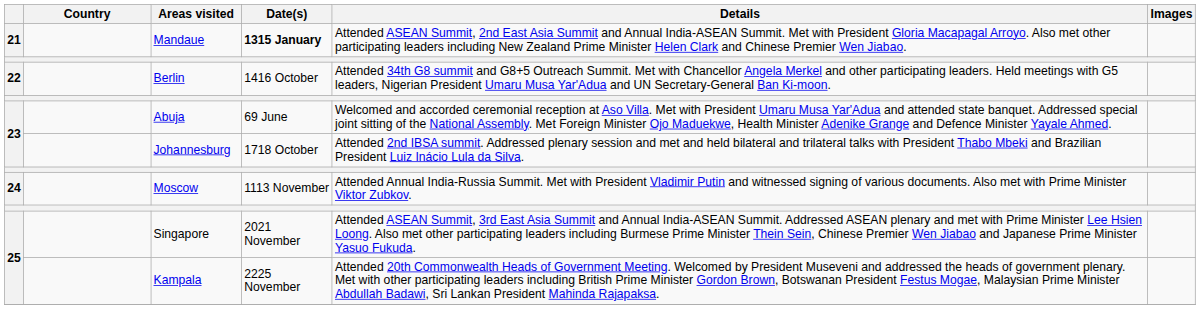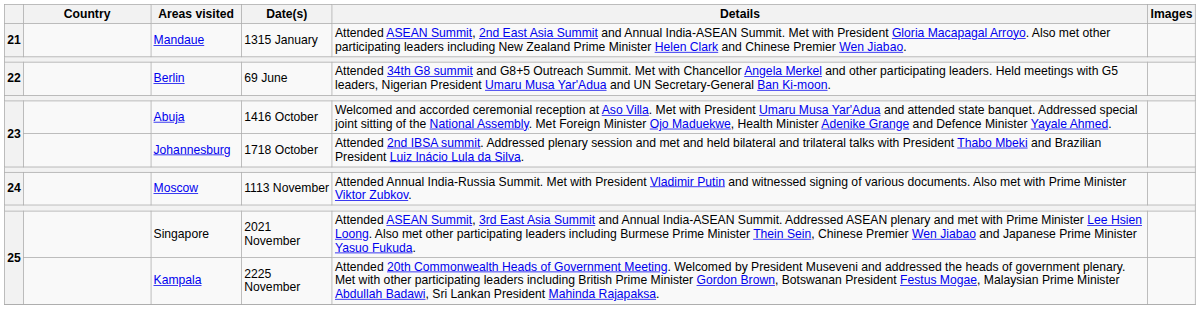(283, 40) bold -> (281, 40) normal
(281, 78) 1416 October -> (266, 78) 69 June
(266, 117) 69 June -> (281, 117) 1416 October
